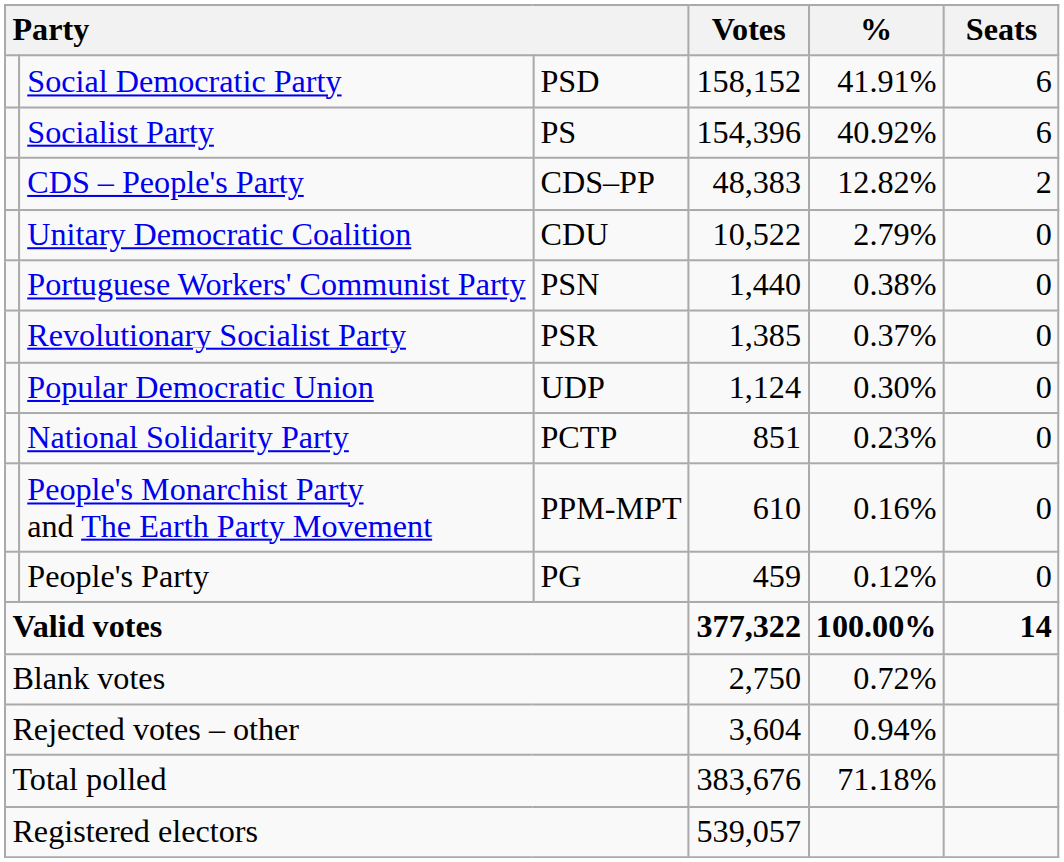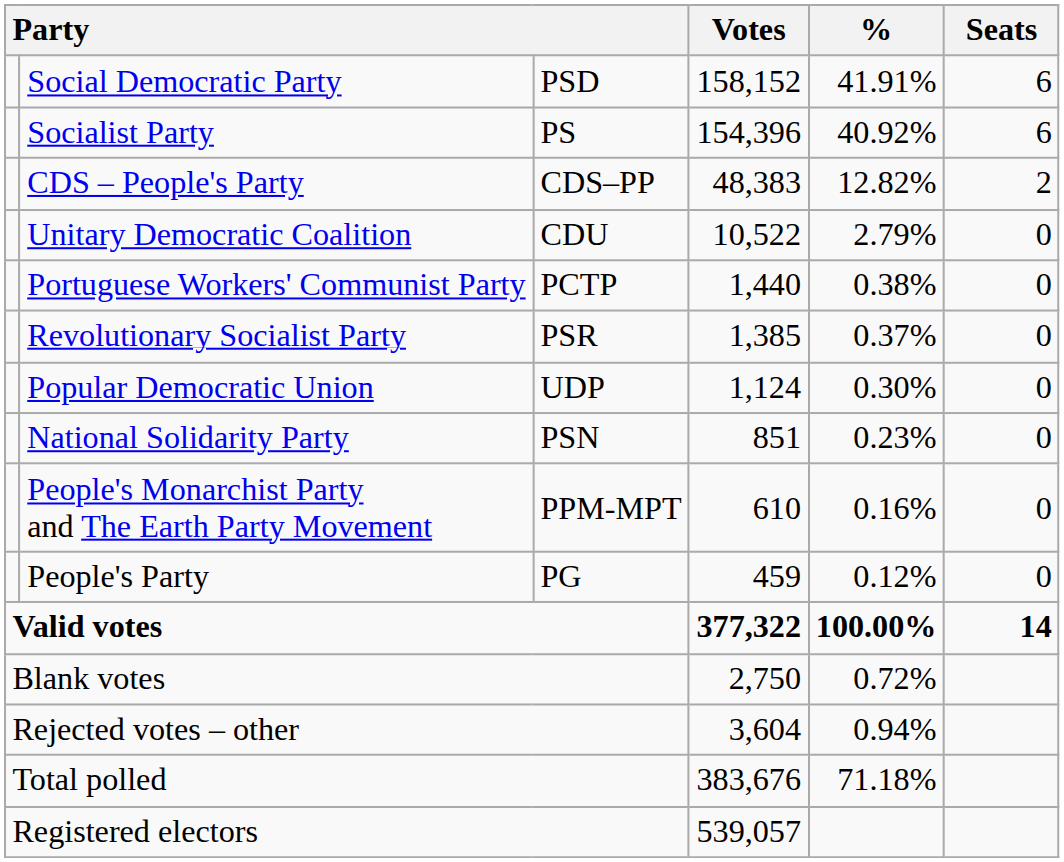(570, 285) PSN -> (579, 285) PCTP
(579, 438) PCTP -> (570, 438) PSN
